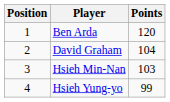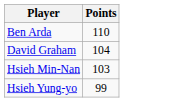- column: (27, 13)
(147, 32) 120 -> (101, 32) 110
